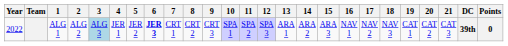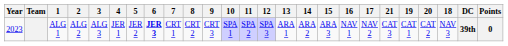columns swapped: (390, 10) <-> (448, 10)
(14, 29) 2022 -> (14, 29) 2023
(99, 29) lightblue background -> (99, 29) no background
